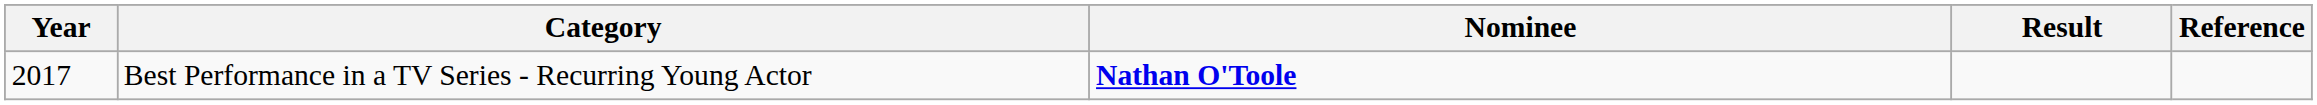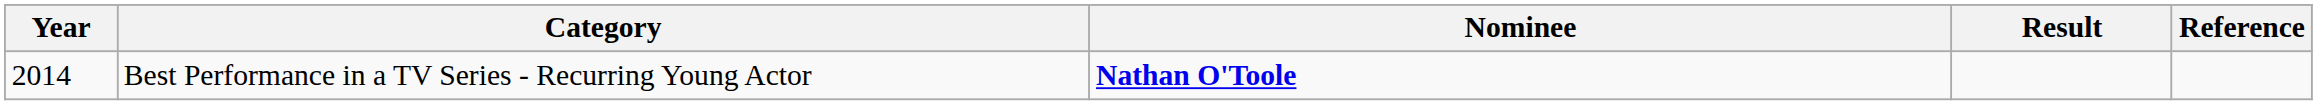(41, 74) 2017 -> (41, 74) 2014
